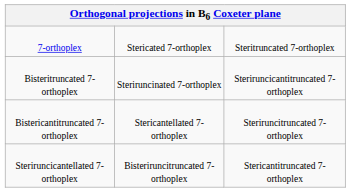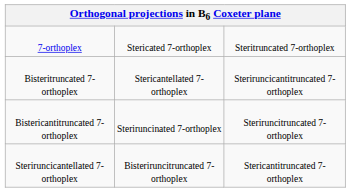(169, 85) Steriruncinated 7-orthoplex -> (169, 85) Stericantellated 7-orthoplex
(169, 129) Stericantellated 7-orthoplex -> (169, 129) Steriruncinated 7-orthoplex
